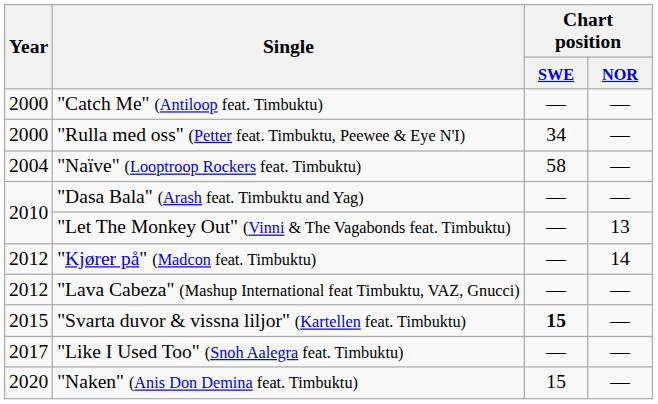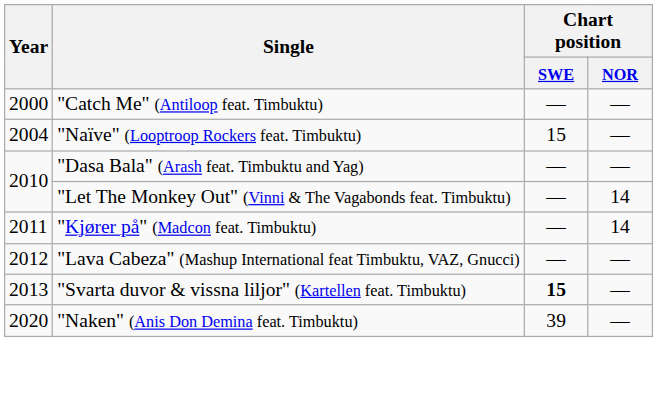- row: (261, 134)
(556, 165) 58 -> (556, 134) 15
(620, 227) 13 -> (620, 196) 14
(29, 258) 2012 -> (28, 227) 2011
(29, 320) 2015 -> (29, 289) 2013
- row: (230, 351)
(556, 382) 15 -> (556, 320) 39
